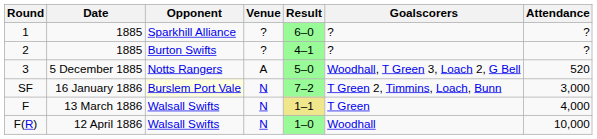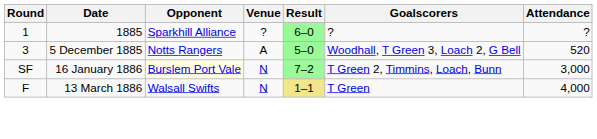- row: (26, 50)
- row: (26, 124)
